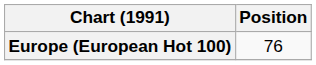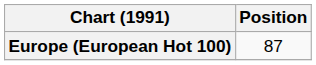(273, 45) 76 -> (273, 45) 87
